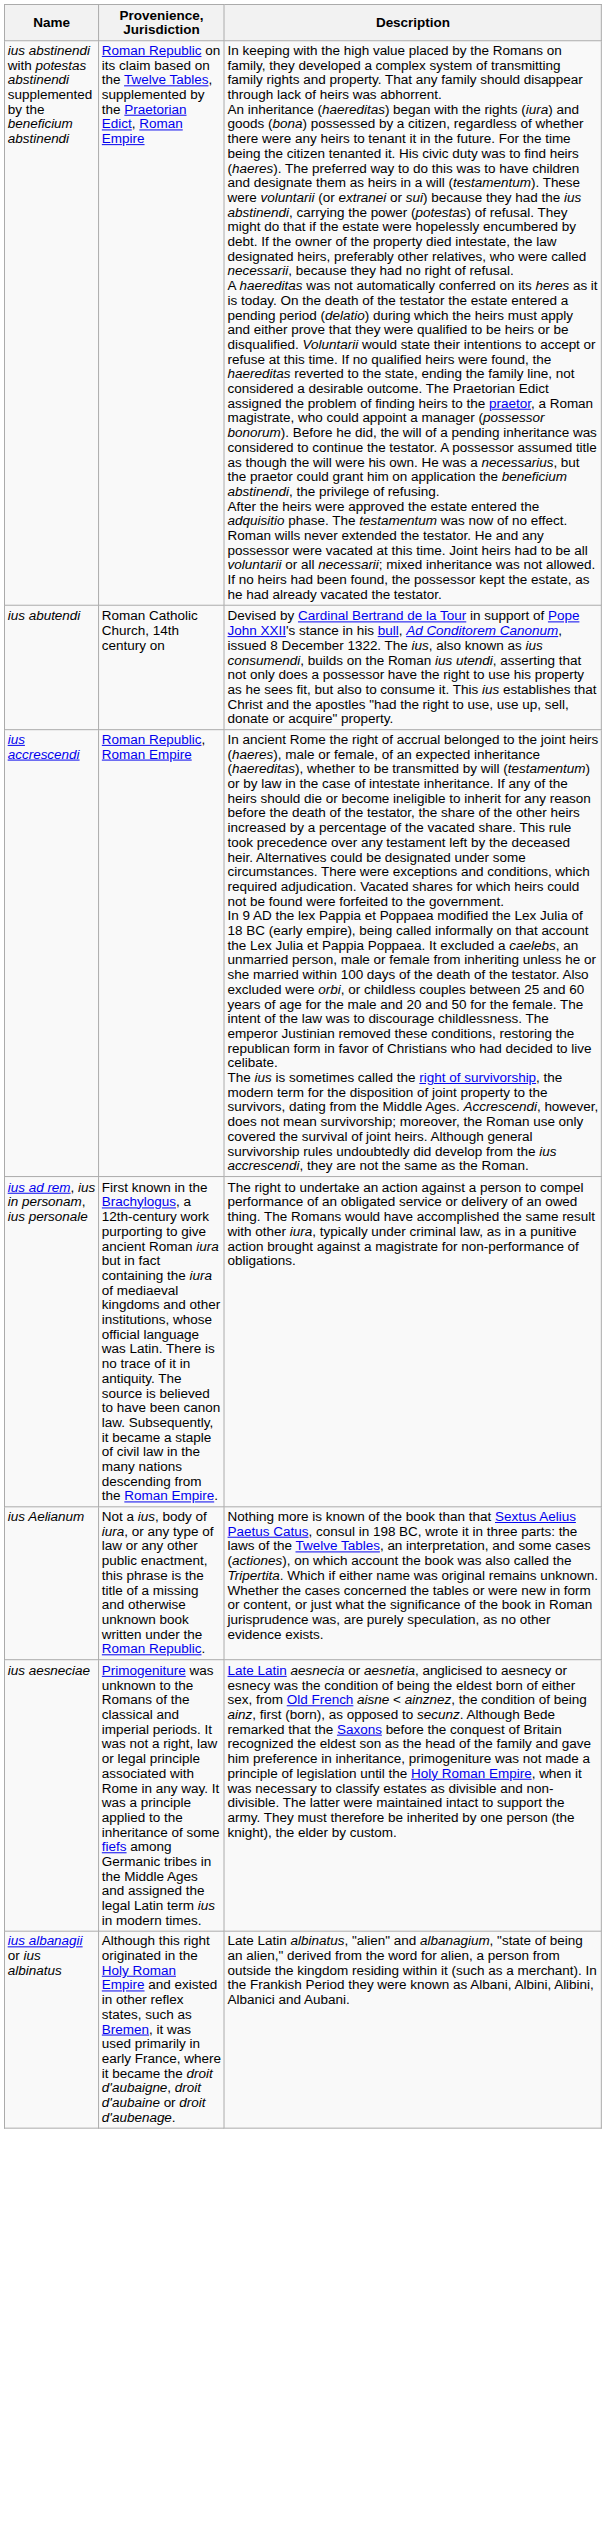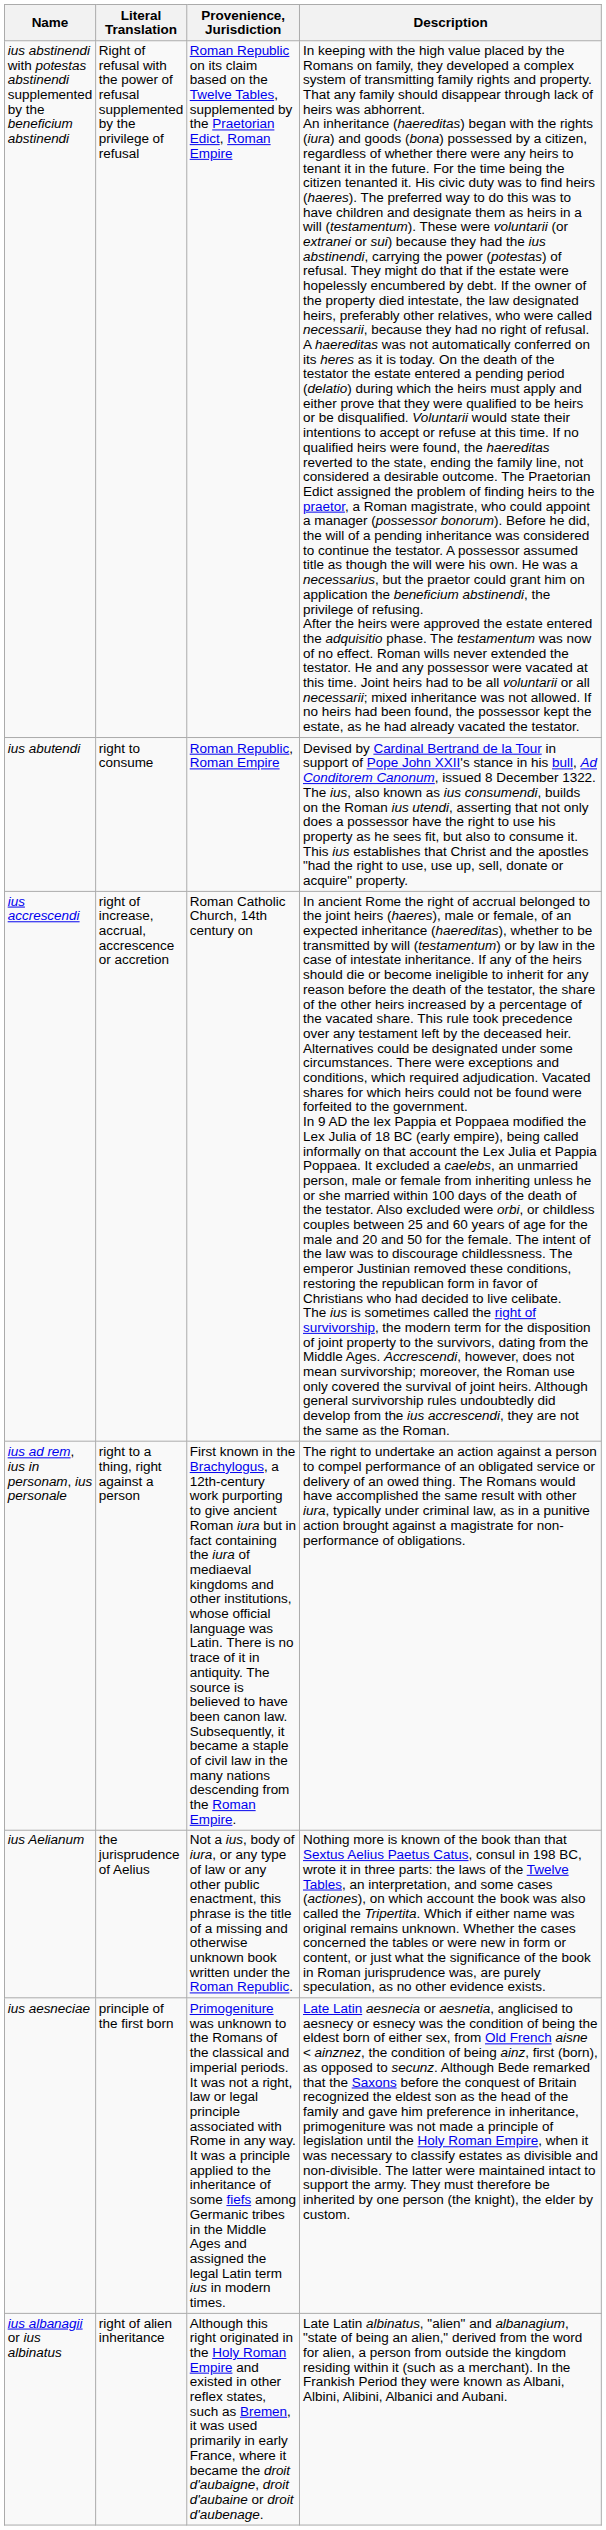+ column: (141, 22)
(150, 630) Roman Catholic Church, 14th century on -> (241, 755) Roman Republic, Roman Empire
(154, 747) Roman Republic, Roman Empire -> (238, 916) Roman Catholic Church, 14th century on
